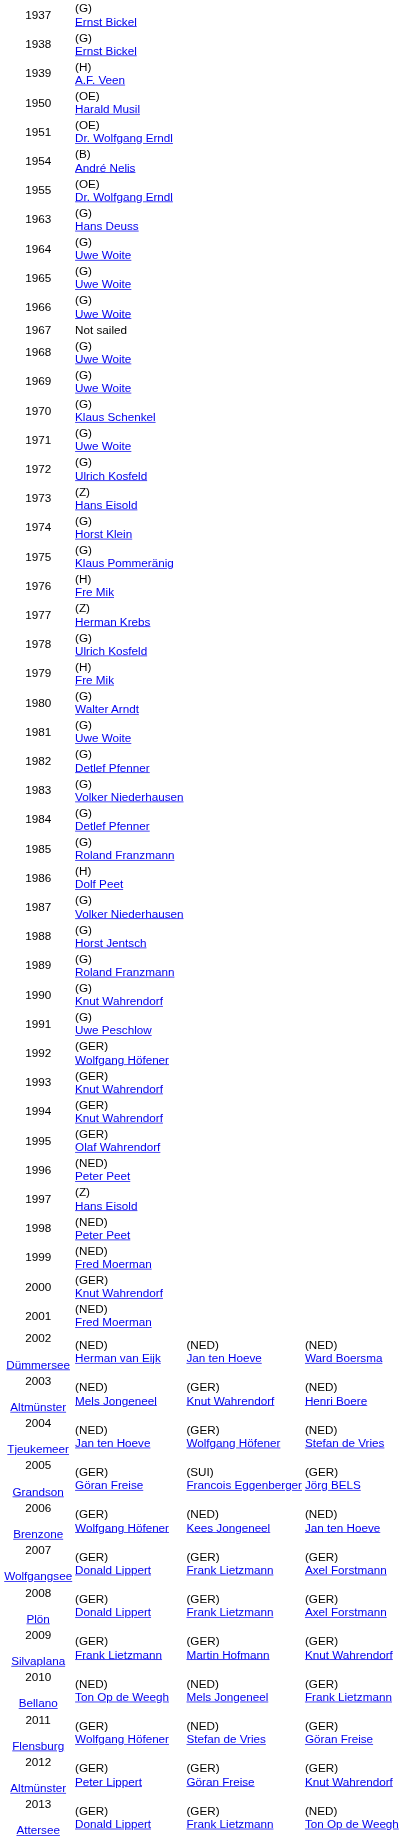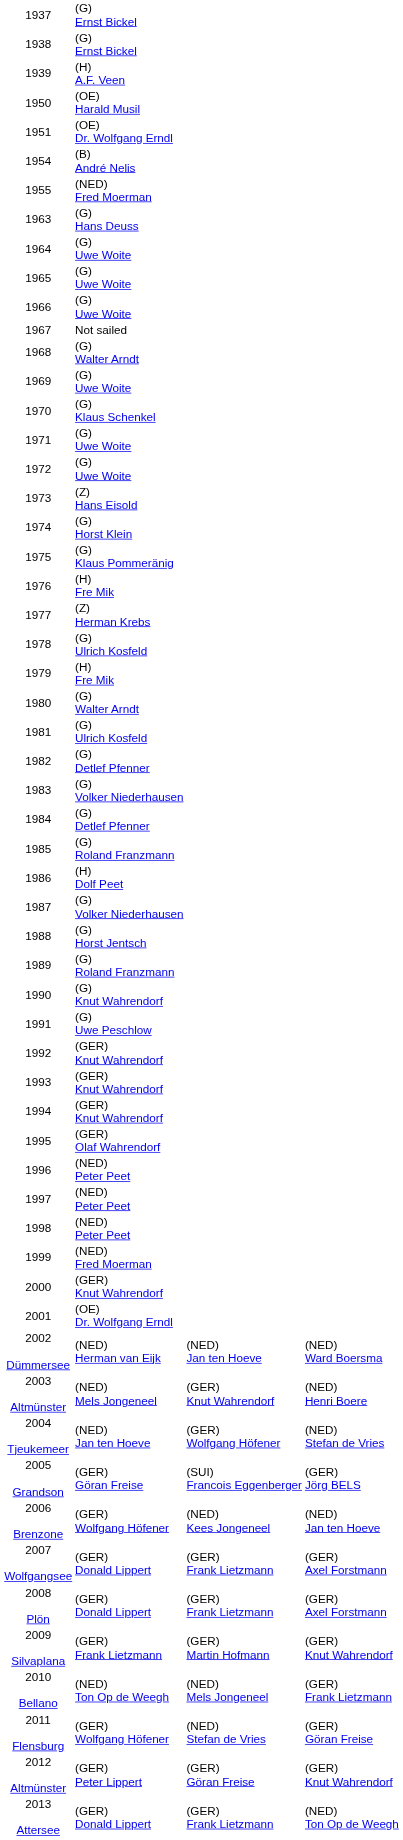(124, 190) (OE) Dr. Wolfgang Erndl -> (113, 190) (NED) Fred Moerman
(103, 352) (G) Uwe Woite -> (107, 352) (G) Walter Arndt
(111, 469) (G) Ulrich Kosfeld -> (103, 469) (G) Uwe Woite
(103, 732) (G) Uwe Woite -> (111, 732) (G) Ulrich Kosfeld
(122, 1053) (GER) Wolfgang Höfener -> (119, 1053) (GER) Knut Wahrendorf
(106, 1199) (Z) Hans Eisold -> (103, 1199) (NED) Peter Peet
(113, 1316) (NED) Fred Moerman -> (124, 1316) (OE) Dr. Wolfgang Erndl
